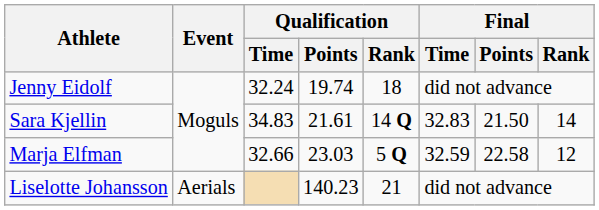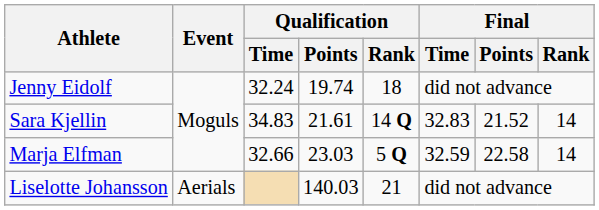(506, 121) 21.50 -> (506, 121) 21.52
(566, 154) 12 -> (566, 154) 14
(331, 187) 140.23 -> (331, 187) 140.03
